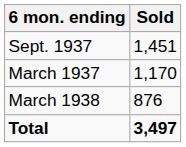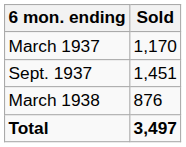rows swapped: (54, 73) <-> (50, 45)
